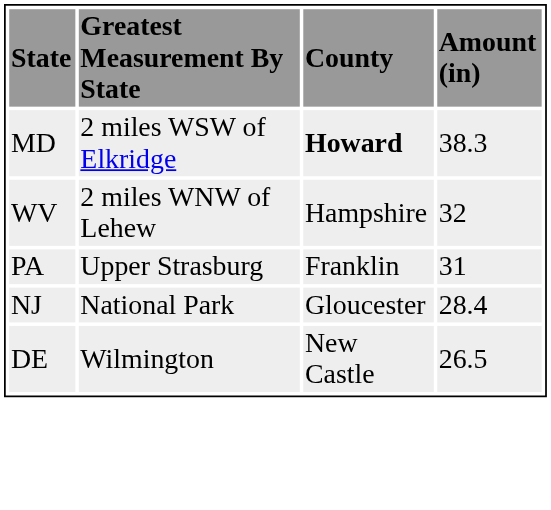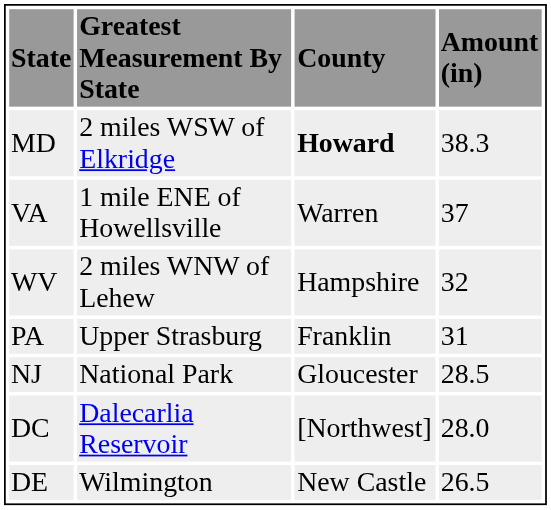+ row: (29, 212)
(463, 304) 28.4 -> (465, 374) 28.5
+ row: (30, 428)
